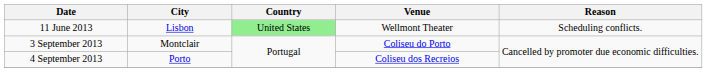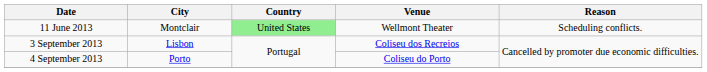(180, 28) Lisbon -> (180, 28) Montclair
(180, 43) Montclair -> (180, 43) Lisbon
(417, 43) Coliseu do Porto -> (417, 43) Coliseu dos Recreios
(417, 59) Coliseu dos Recreios -> (417, 59) Coliseu do Porto
